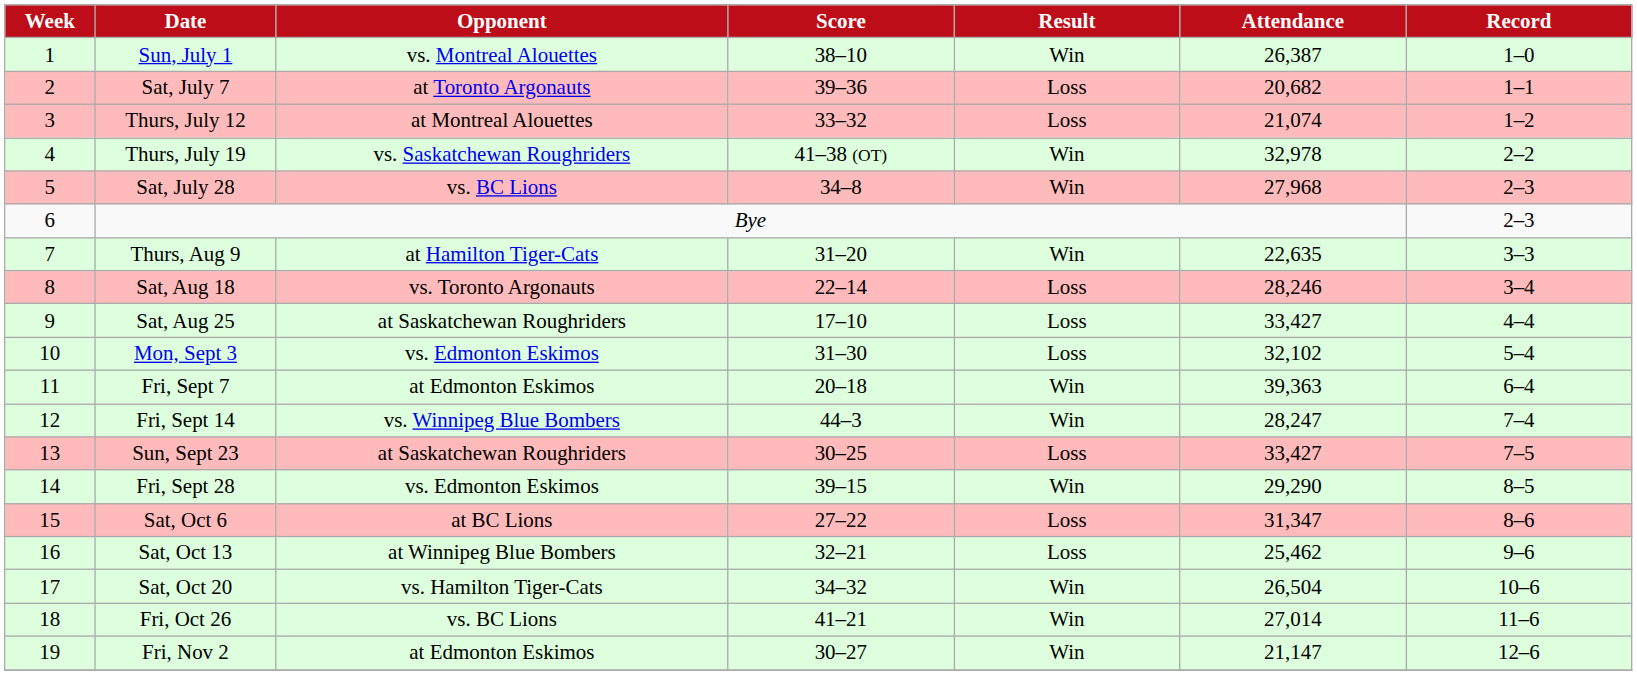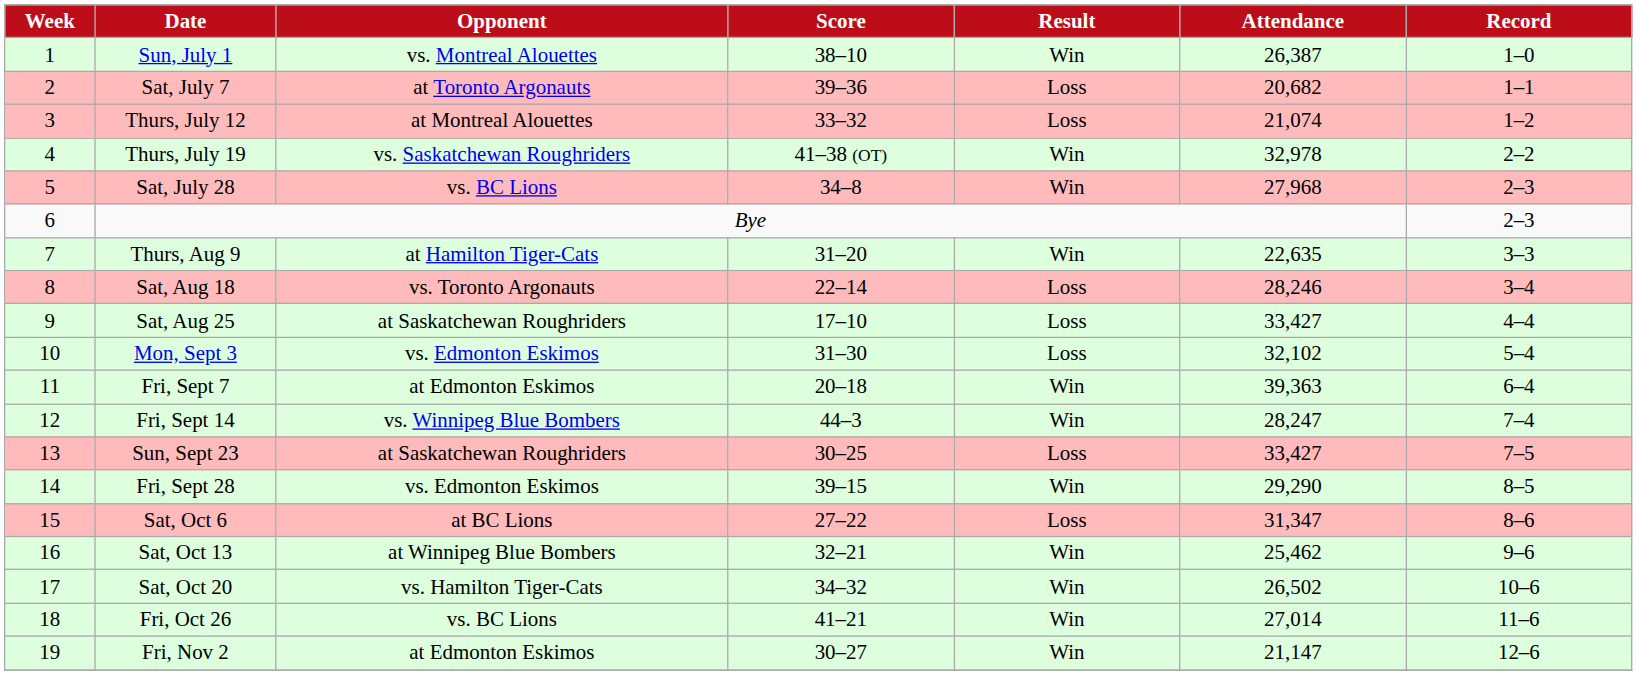(1067, 552) Loss -> (1067, 552) Win
(1293, 586) 26,504 -> (1293, 586) 26,502
